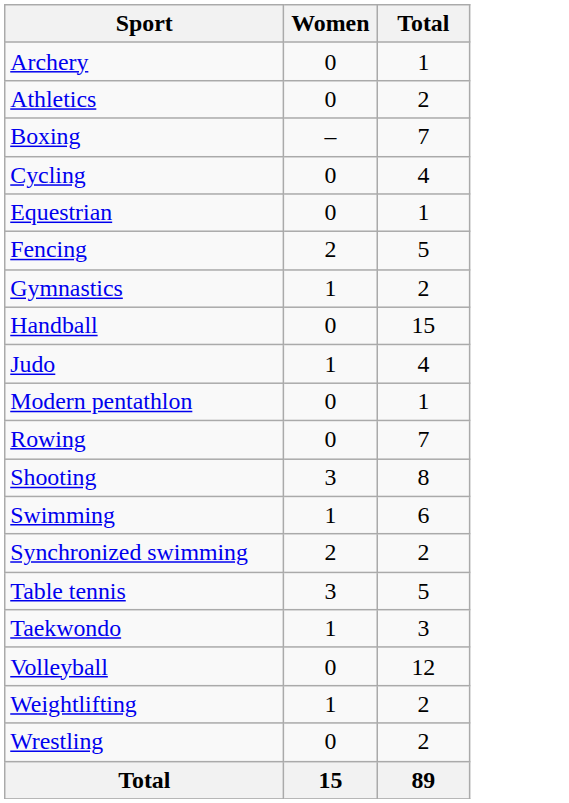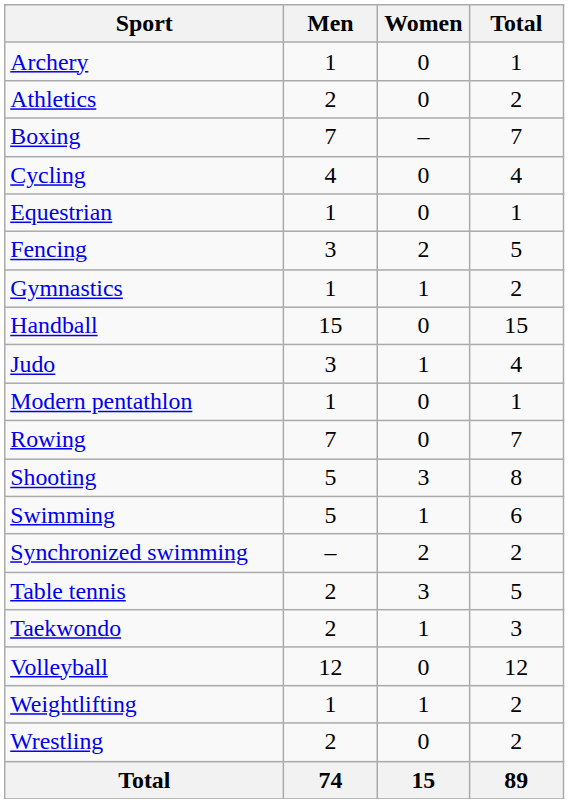+ column: (330, 23)
